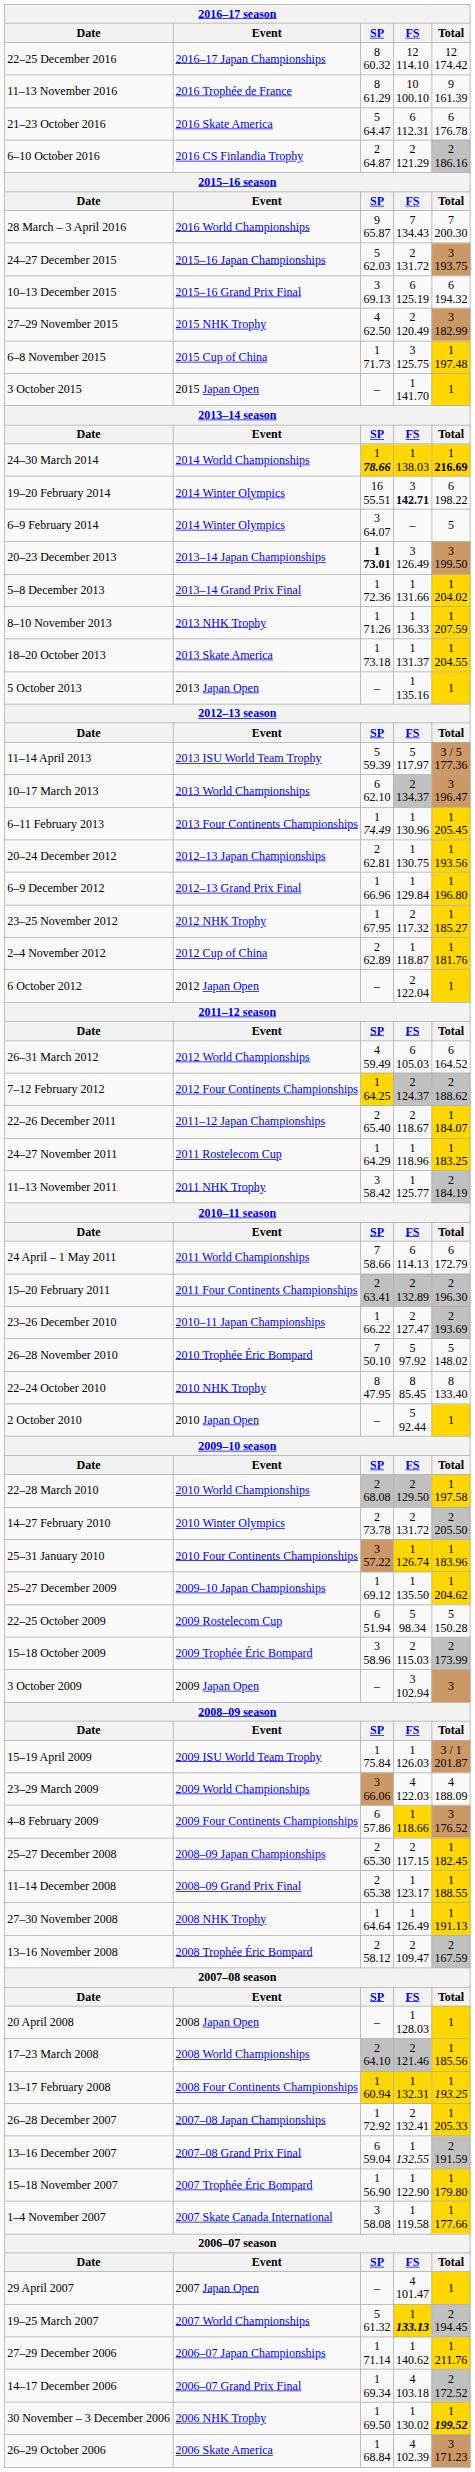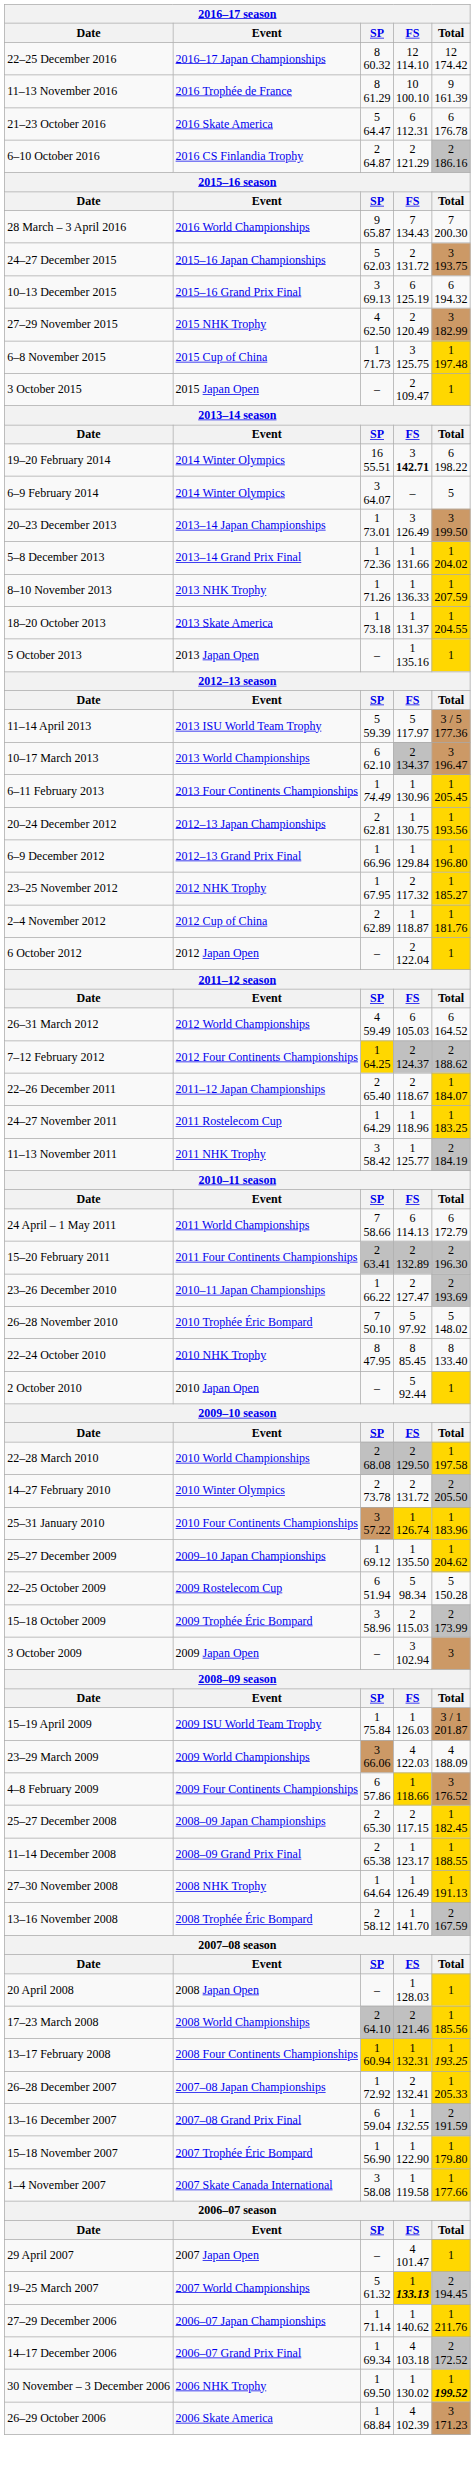(413, 389) 1 141.70 -> (413, 389) 2 109.47
- row: (53, 460)
(377, 557) bold -> (377, 525) normal
(413, 1951) 2 109.47 -> (413, 1919) 1 141.70
